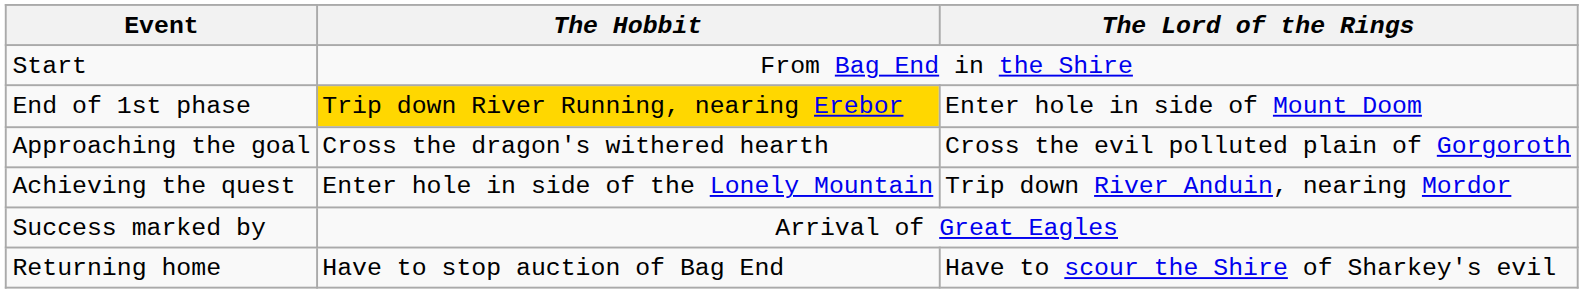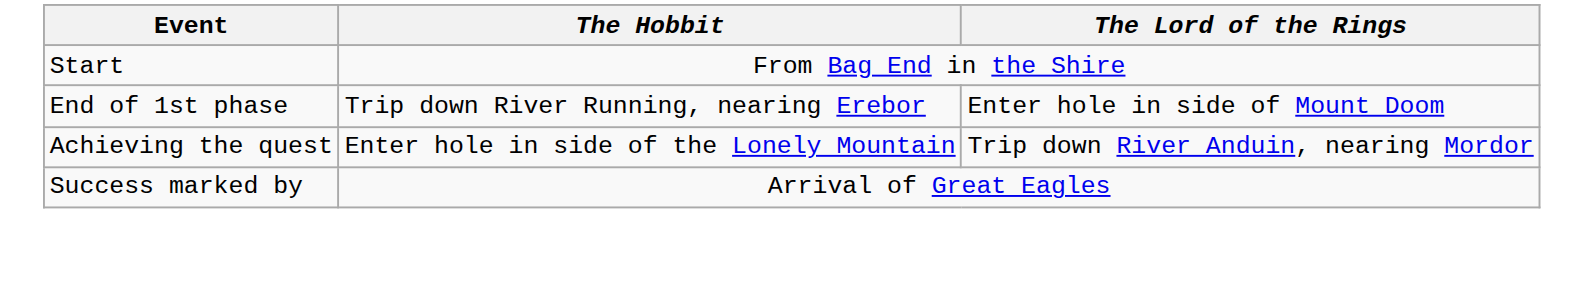(613, 106) gold background -> (635, 106) no background
- row: (161, 147)
- row: (117, 268)
